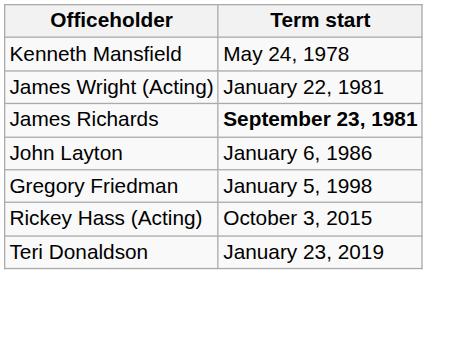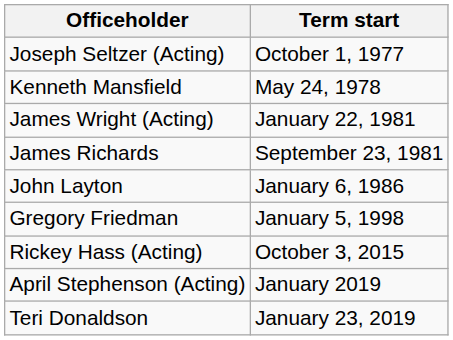+ row: (117, 53)
(320, 119) bold -> (349, 152) normal
+ row: (127, 284)
